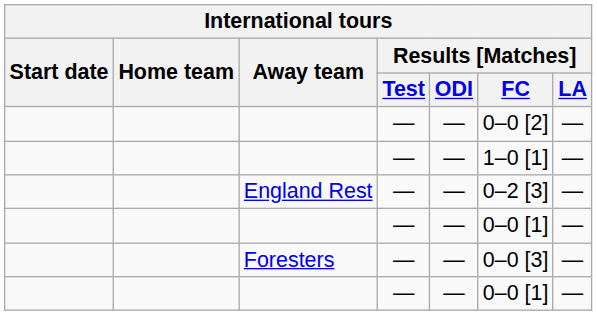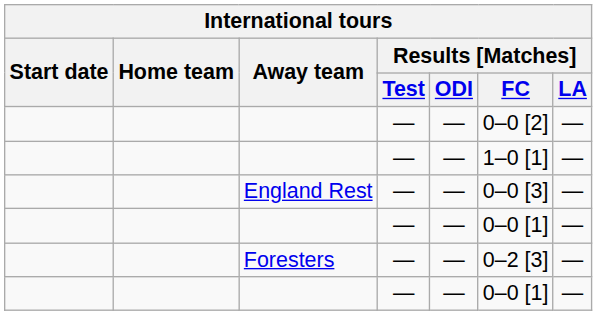(516, 191) 0–2 [3] -> (516, 191) 0–0 [3]
(516, 259) 0–0 [3] -> (516, 259) 0–2 [3]
